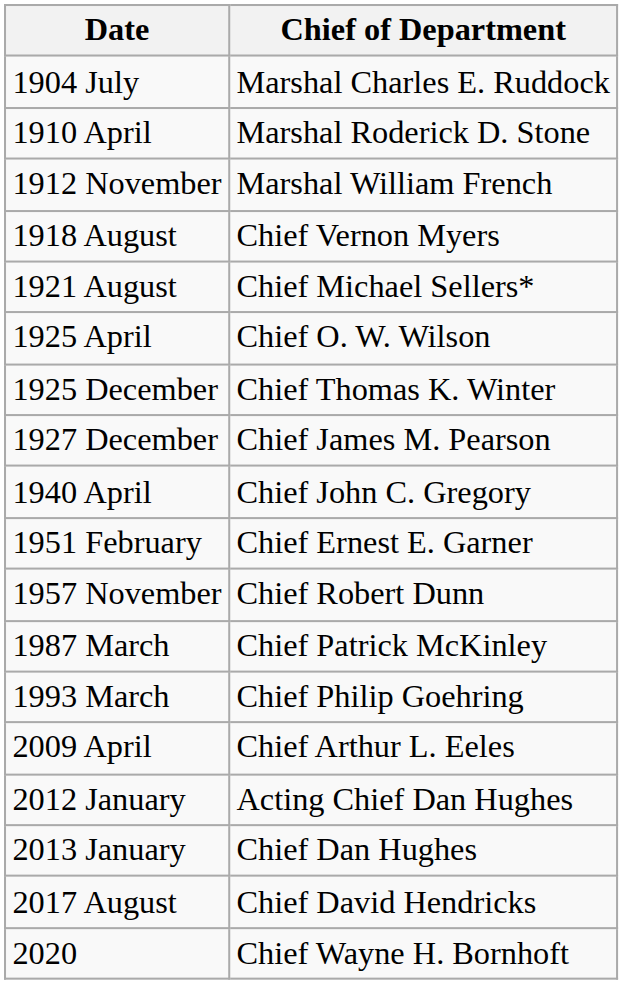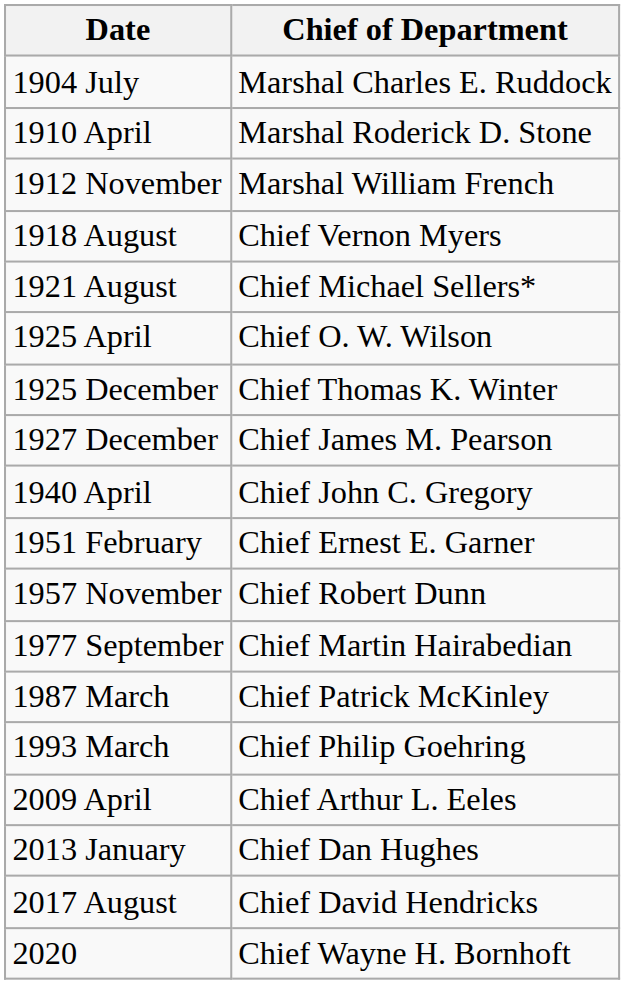+ row: (118, 645)
- row: (99, 798)
